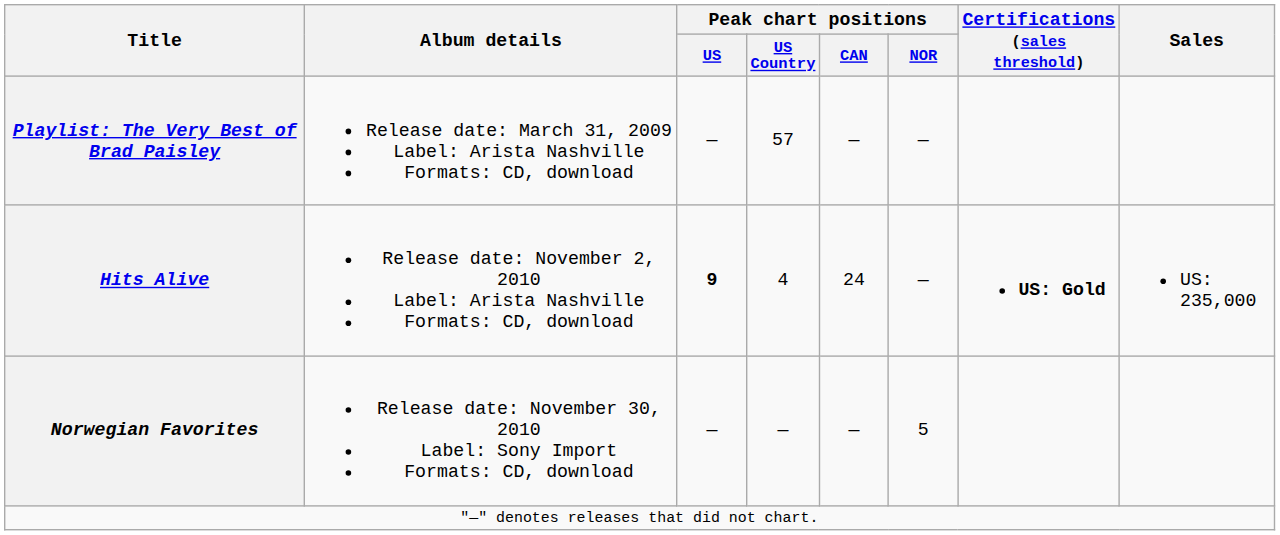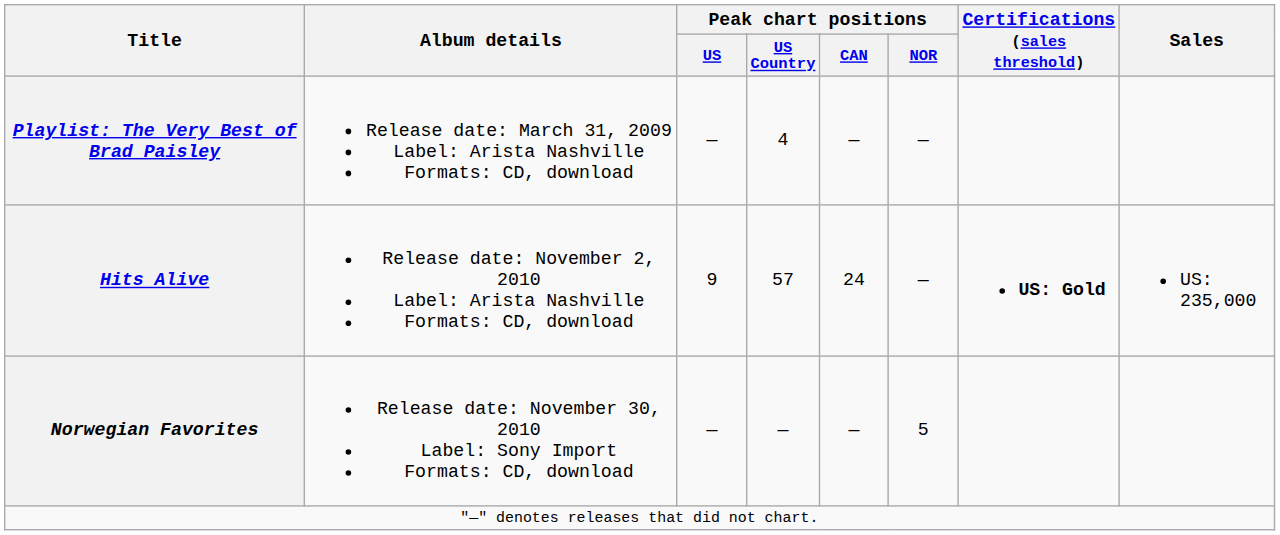(783, 141) 57 -> (783, 141) 4
(712, 280) bold -> (712, 280) normal
(783, 280) 4 -> (783, 280) 57
